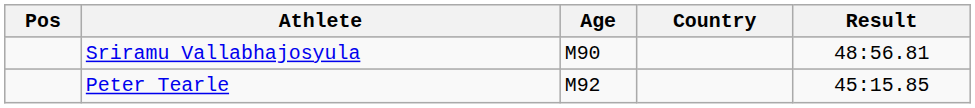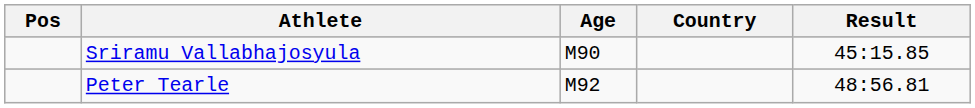(882, 53) 48:56.81 -> (882, 53) 45:15.85
(882, 86) 45:15.85 -> (882, 86) 48:56.81
